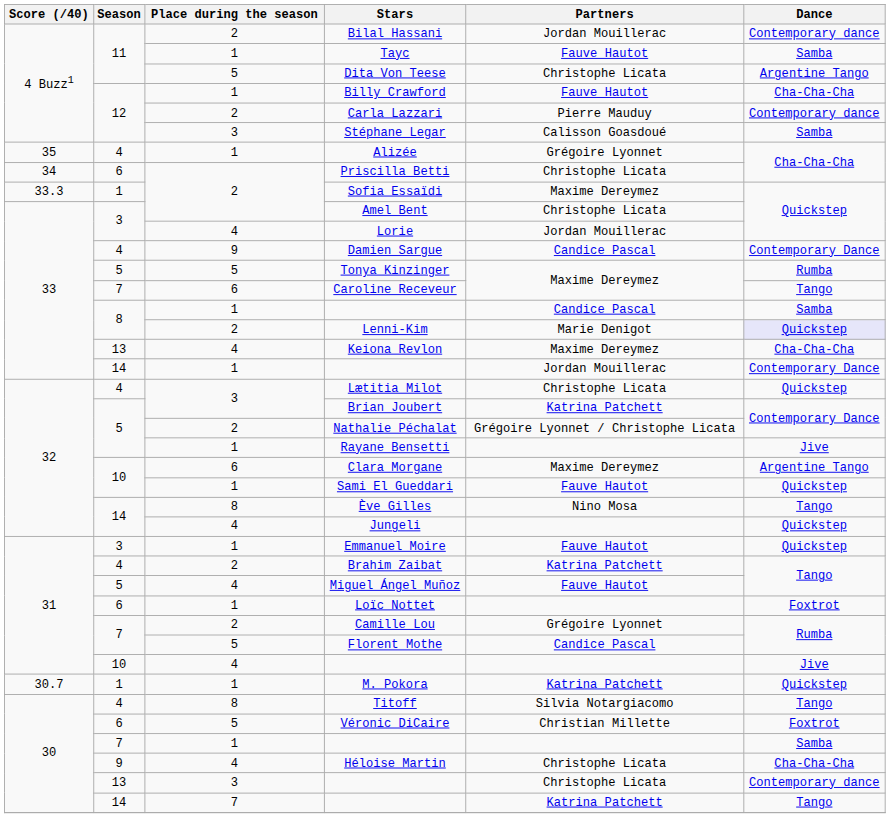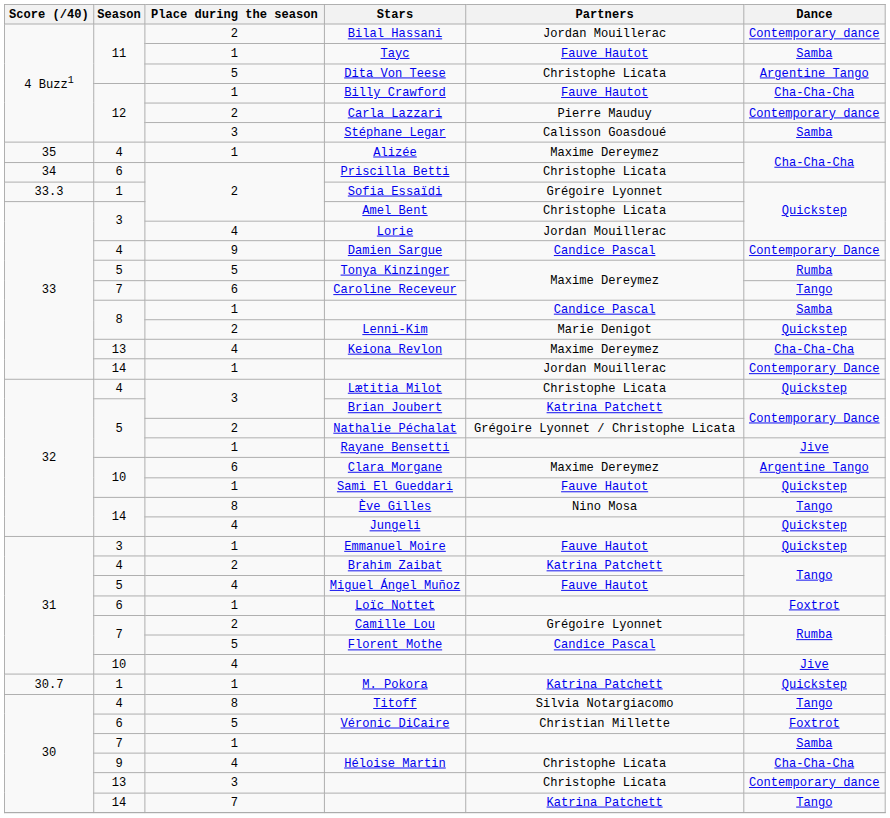(605, 152) Grégoire Lyonnet -> (605, 152) Maxime Dereymez
(605, 192) Maxime Dereymez -> (605, 192) Grégoire Lyonnet
(814, 330) lavender background -> (814, 330) no background
